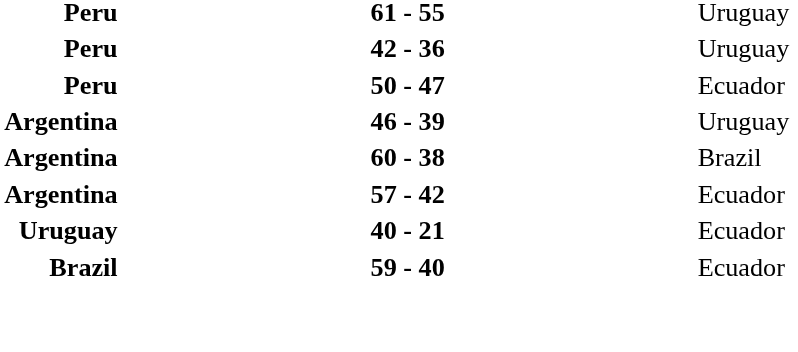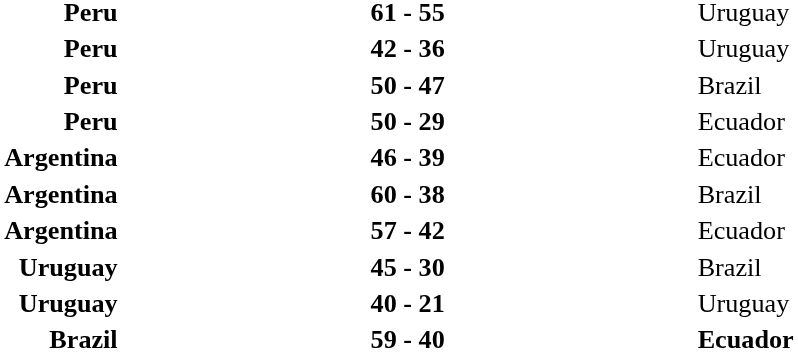(741, 84) Ecuador -> (730, 84) Brazil
+ row: (408, 121)
(743, 121) Uruguay -> (741, 157) Ecuador
+ row: (408, 266)
(741, 230) Ecuador -> (743, 303) Uruguay
(741, 266) normal -> (746, 339) bold
